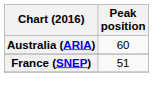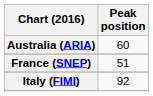+ row: (51, 81)
